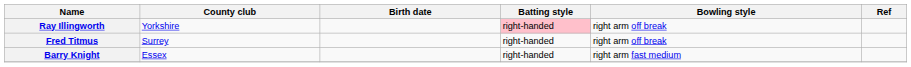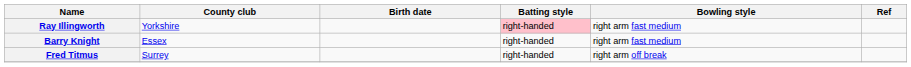(630, 26) right arm off break -> (637, 26) right arm fast medium
rows swapped: (72, 55) <-> (72, 41)
